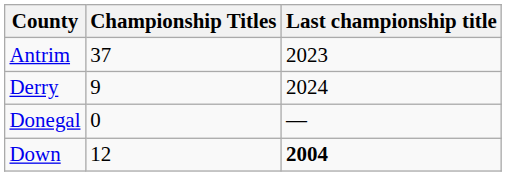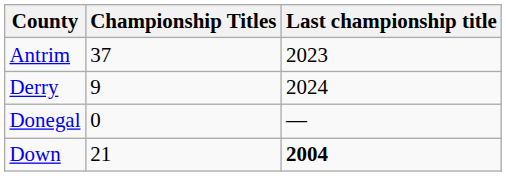(101, 154) 12 -> (101, 154) 21
